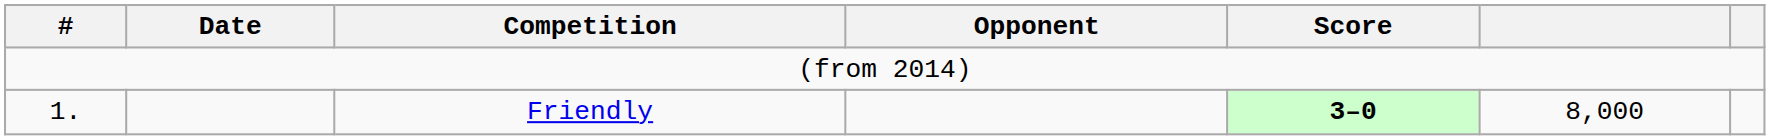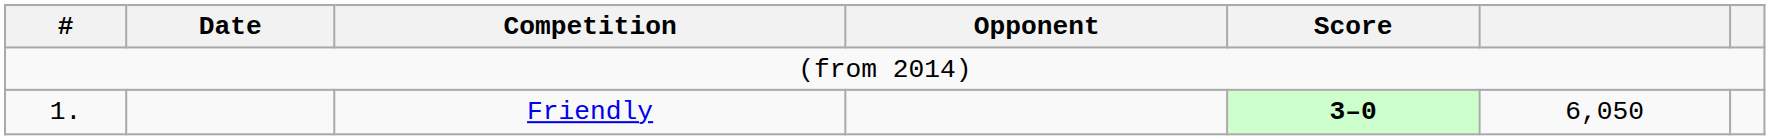(1605, 112) 8,000 -> (1605, 112) 6,050
